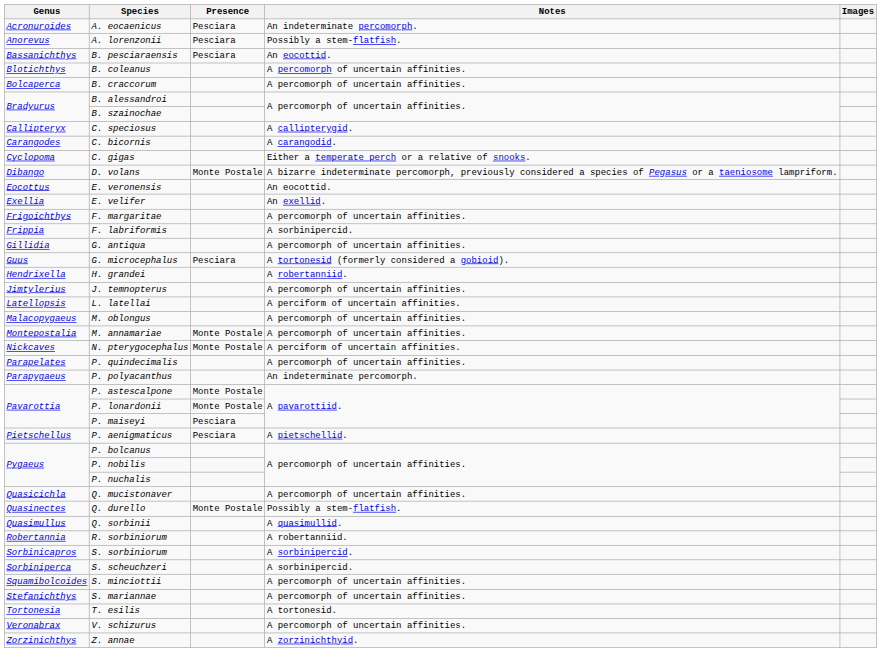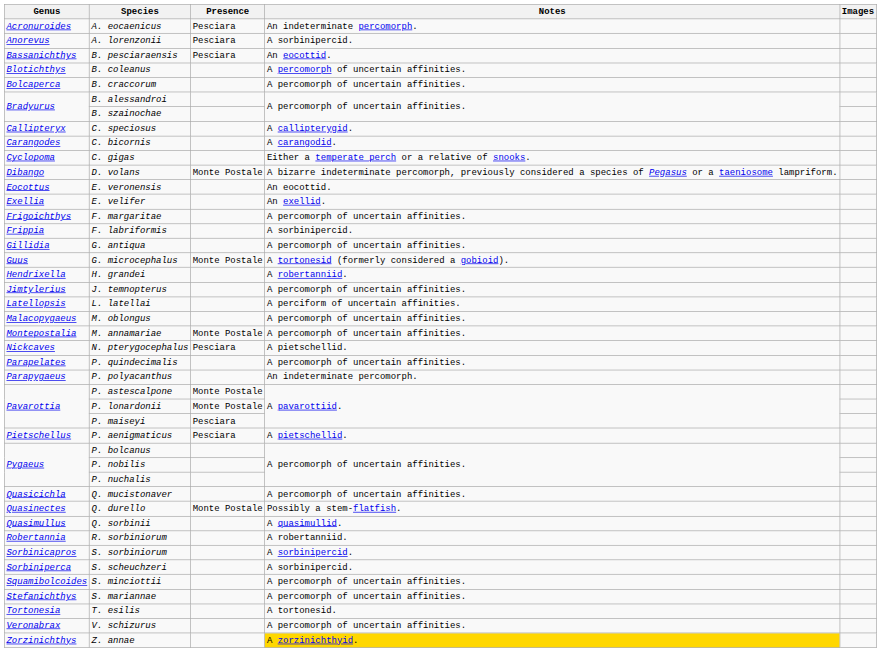(334, 41) Possibly a stem-flatfish. -> (310, 41) A sorbinipercid.
(214, 260) Pesciara -> (228, 260) Monte Postale
(228, 348) Monte Postale -> (214, 348) Pesciara
(364, 348) A perciform of uncertain affinities. -> (307, 348) A pietschellid.
(313, 640) no background -> (313, 640) gold background
